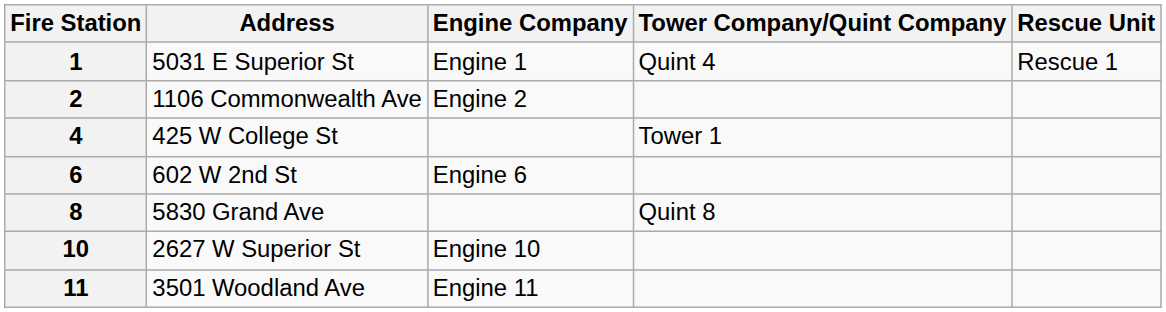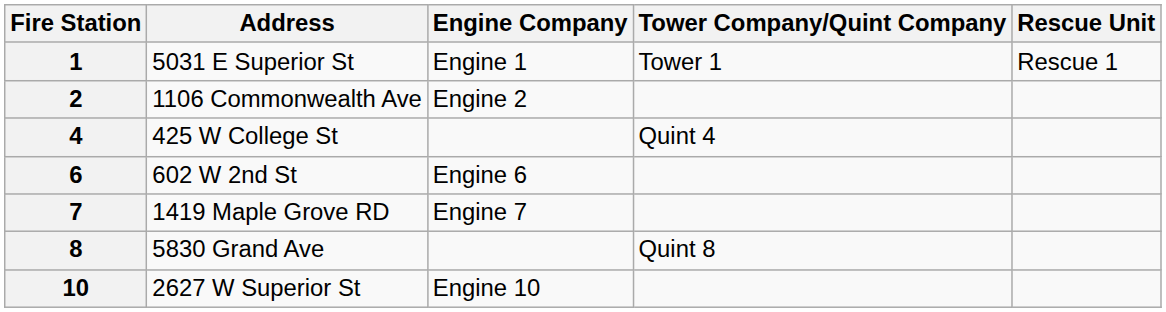(677, 61) Quint 4 -> (680, 61) Tower 1
(680, 136) Tower 1 -> (677, 136) Quint 4
+ row: (76, 212)
- row: (76, 288)
